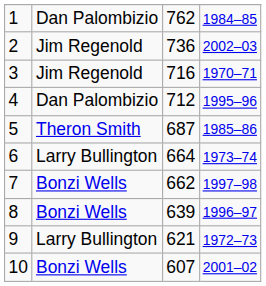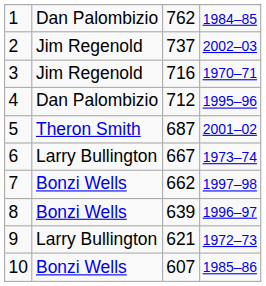(181, 45) 736 -> (181, 45) 737
(230, 129) 1985–86 -> (230, 129) 2001–02
(181, 156) 664 -> (181, 156) 667
(230, 267) 2001–02 -> (230, 267) 1985–86
